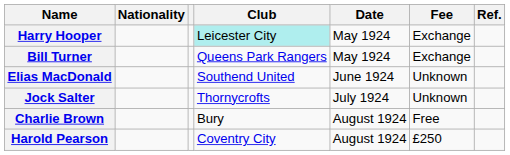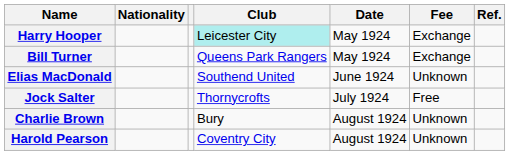(440, 98) Unknown -> (426, 98) Free
(426, 118) Free -> (440, 118) Unknown
(427, 139) £250 -> (440, 139) Unknown
